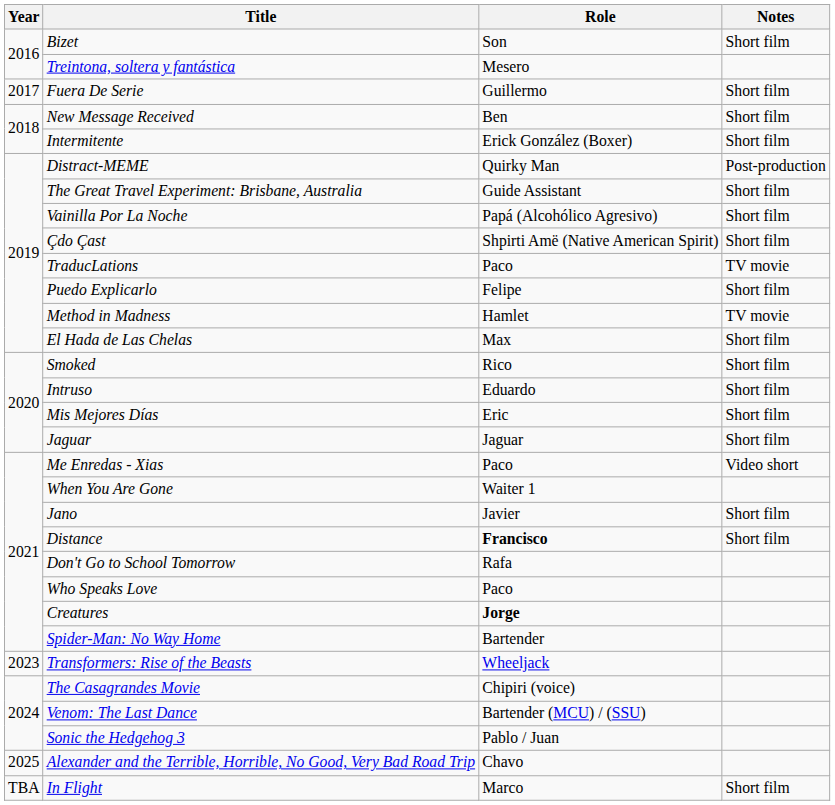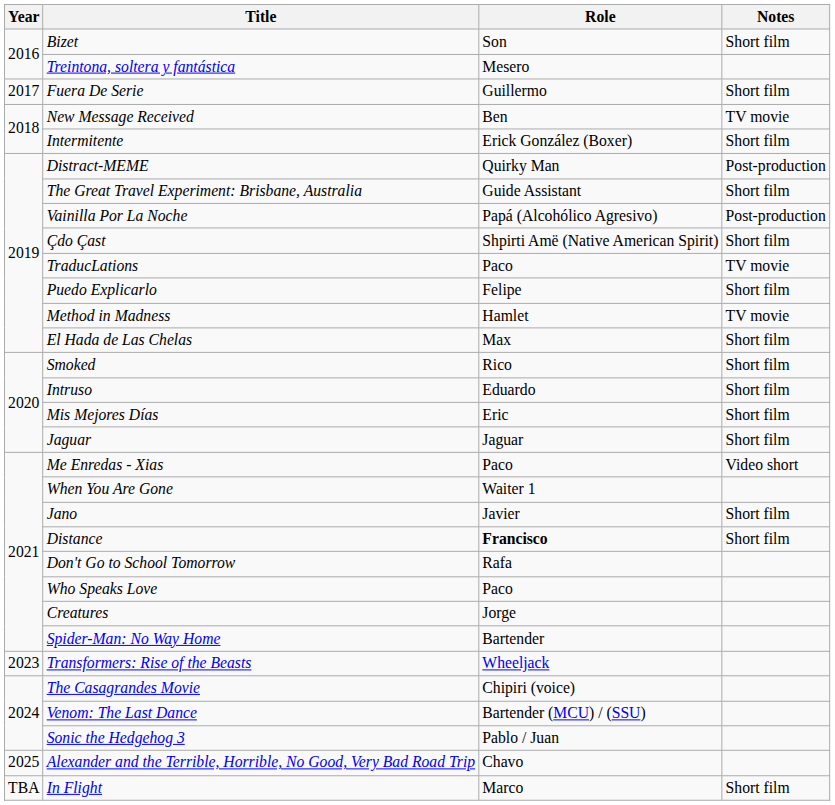(758, 116) Short film -> (757, 116) TV movie
(758, 215) Short film -> (776, 215) Post-production
(501, 613) bold -> (499, 613) normal
